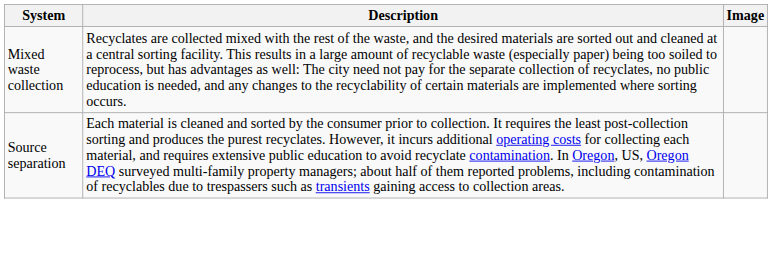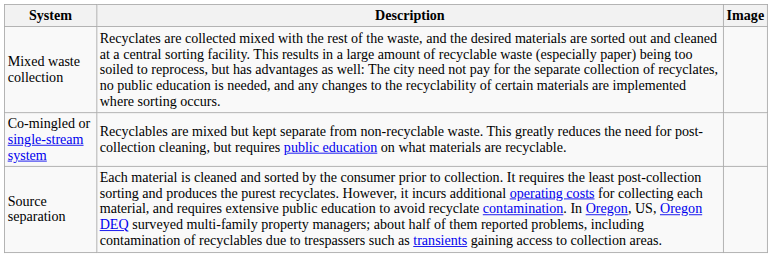+ row: (49, 139)
